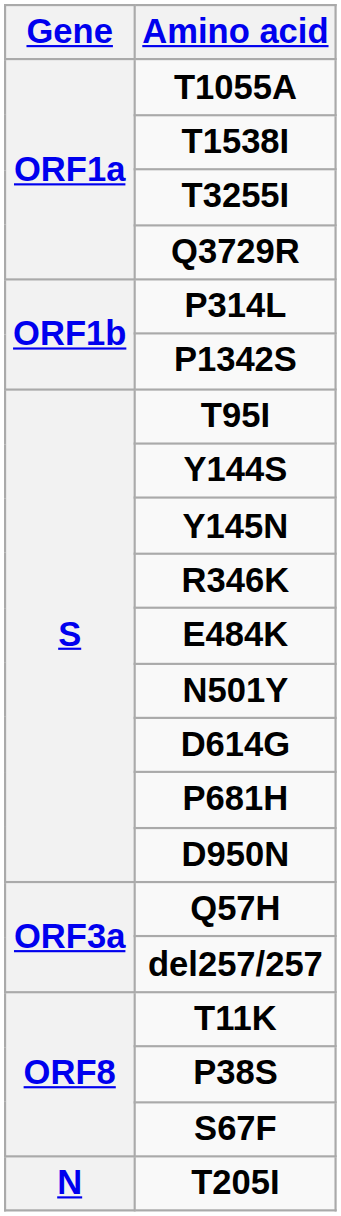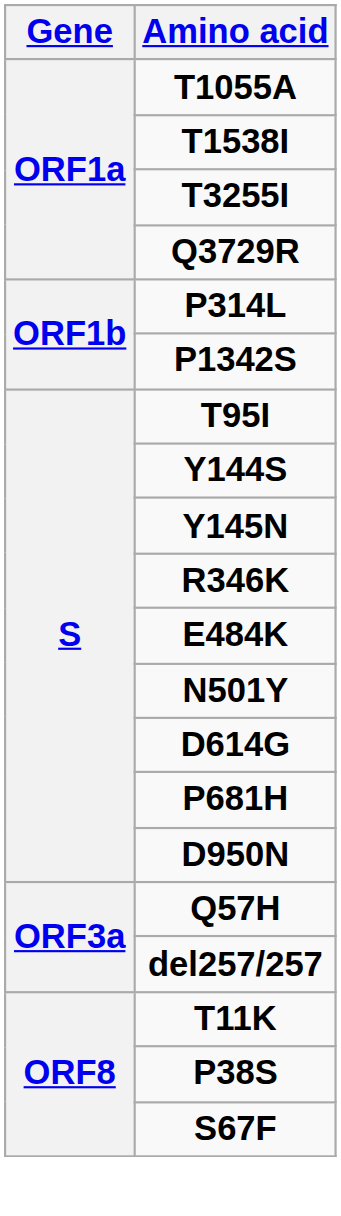- row: (235, 1182)
